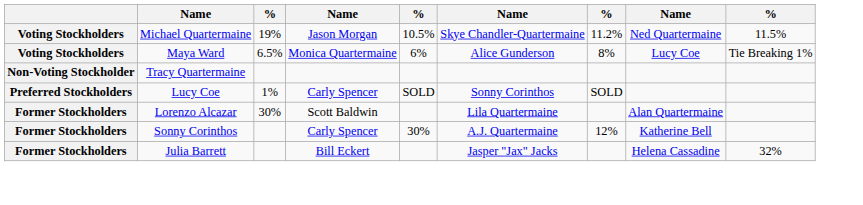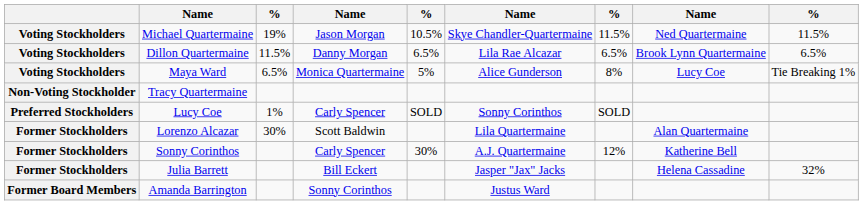(606, 33) 11.2% -> (614, 33) 11.5%
+ row: (198, 53)
(419, 53) 6% -> (426, 72) 5%
+ row: (198, 190)
